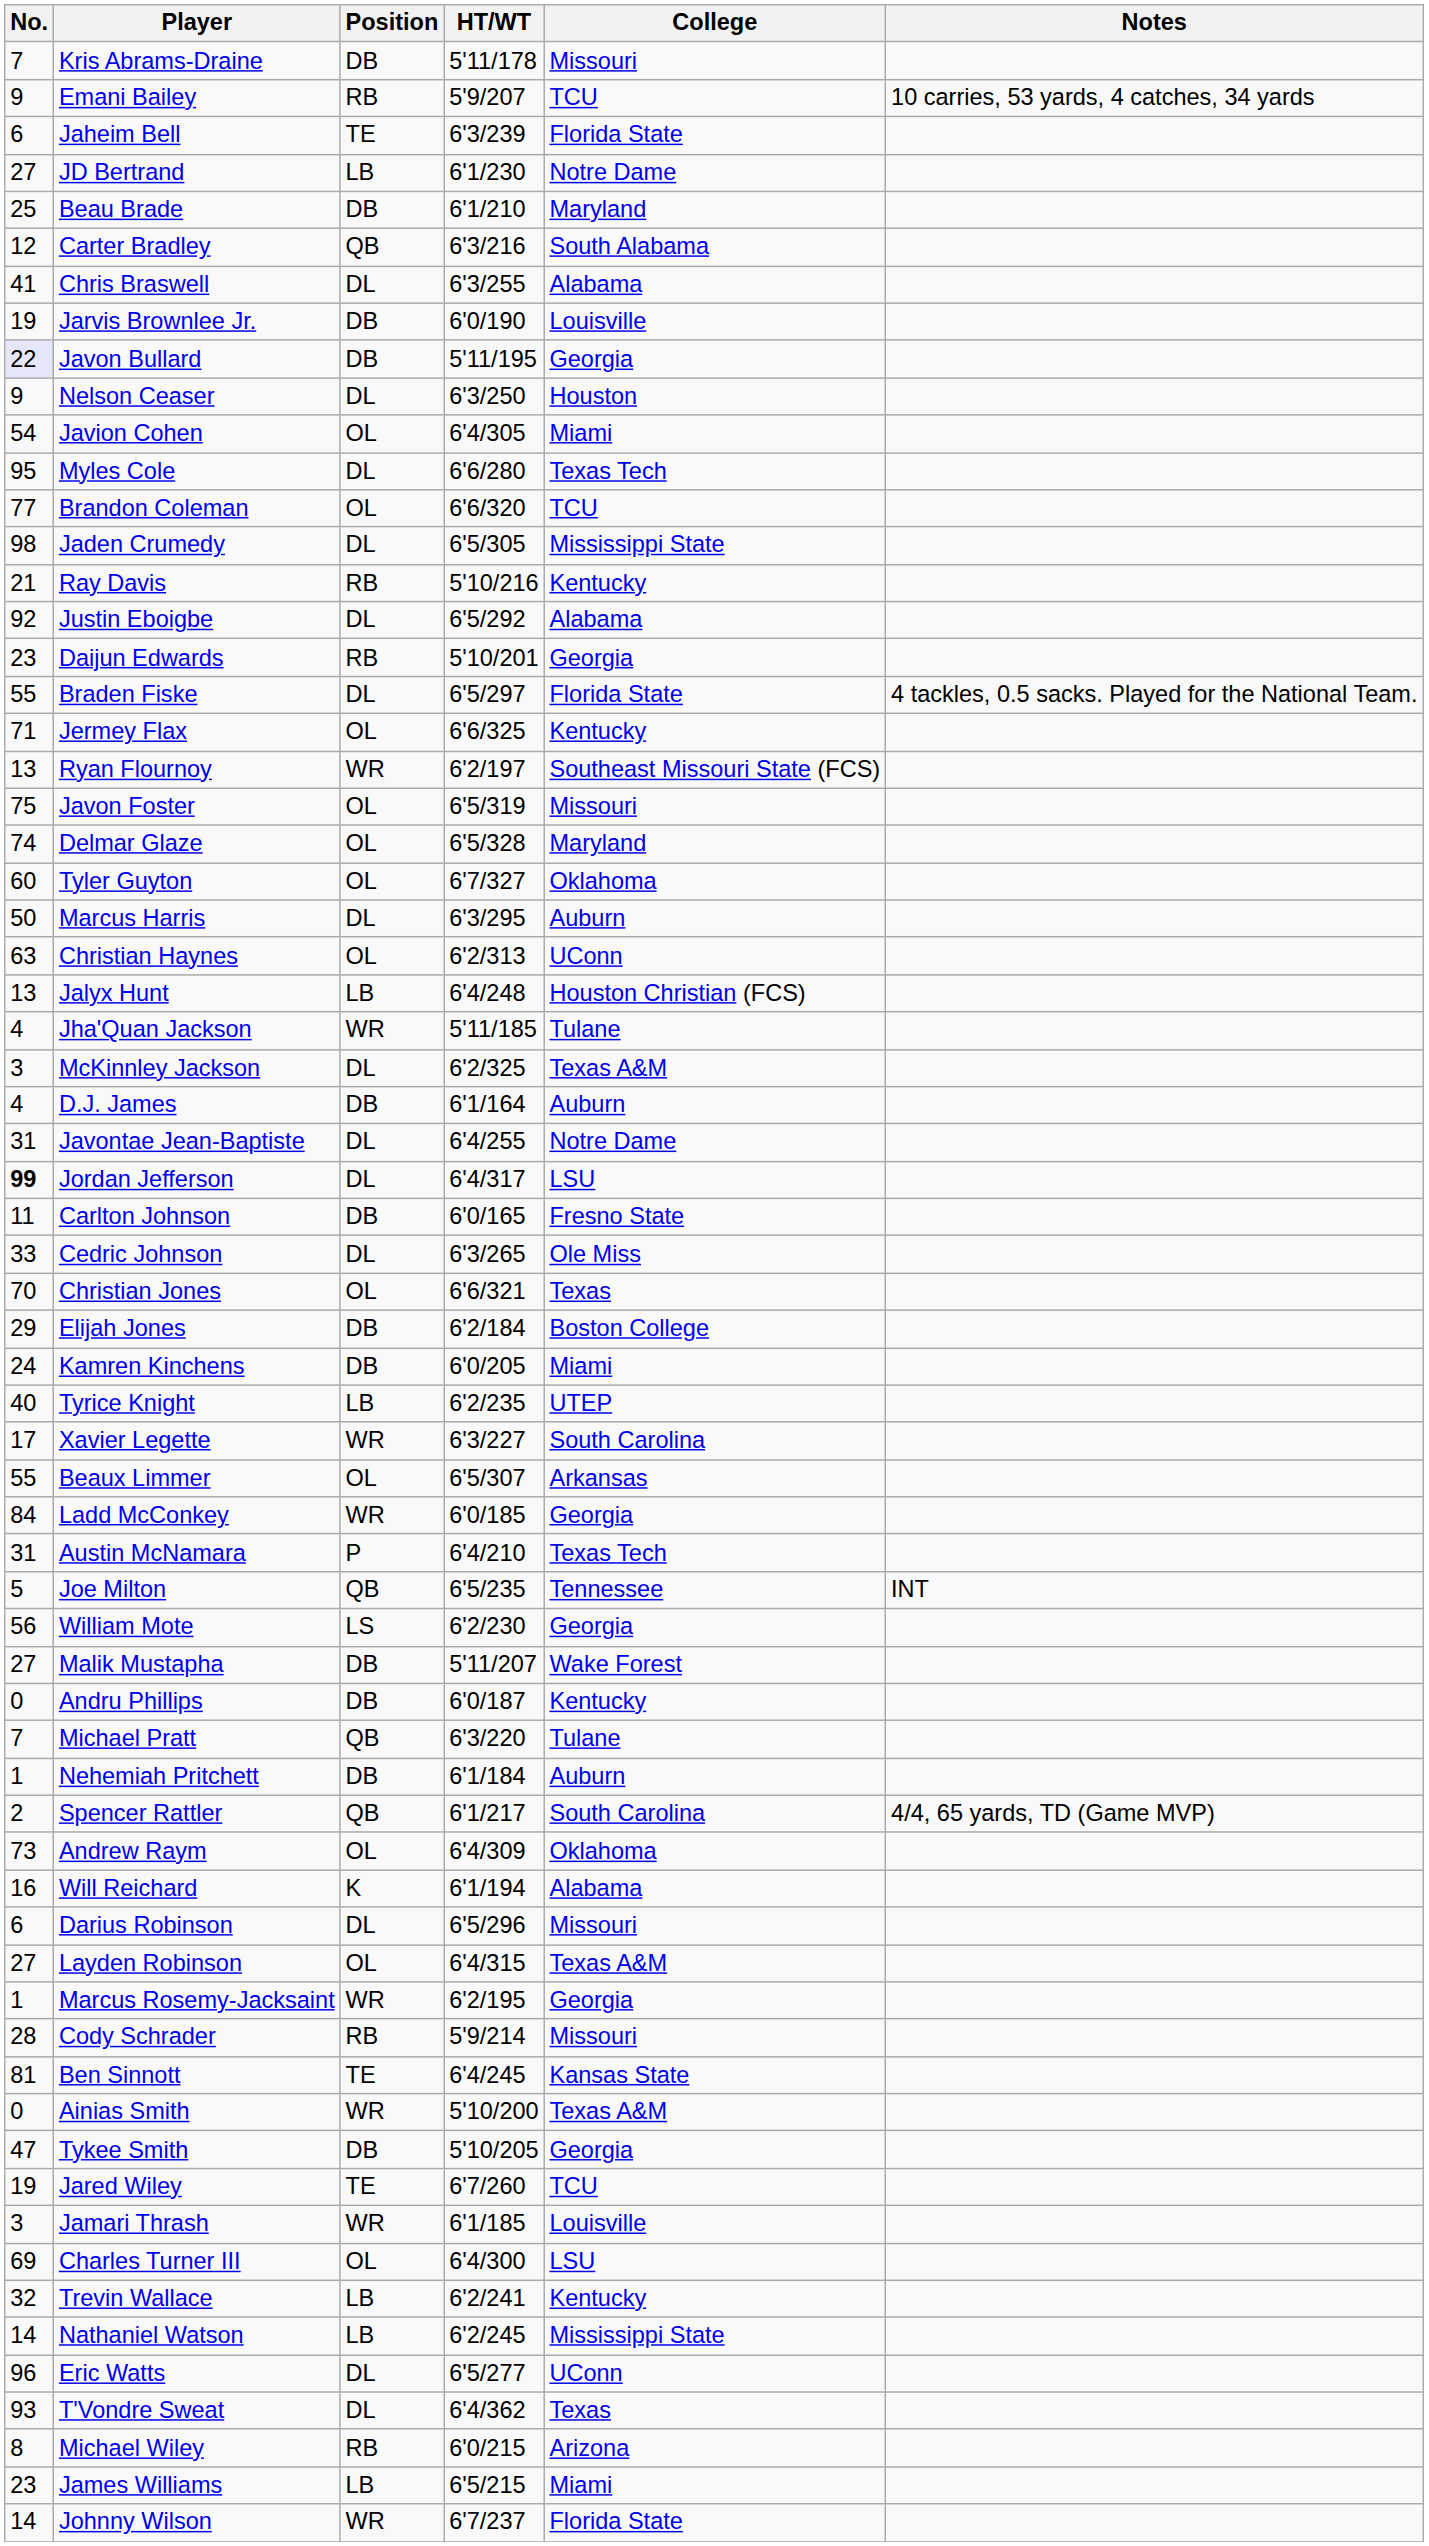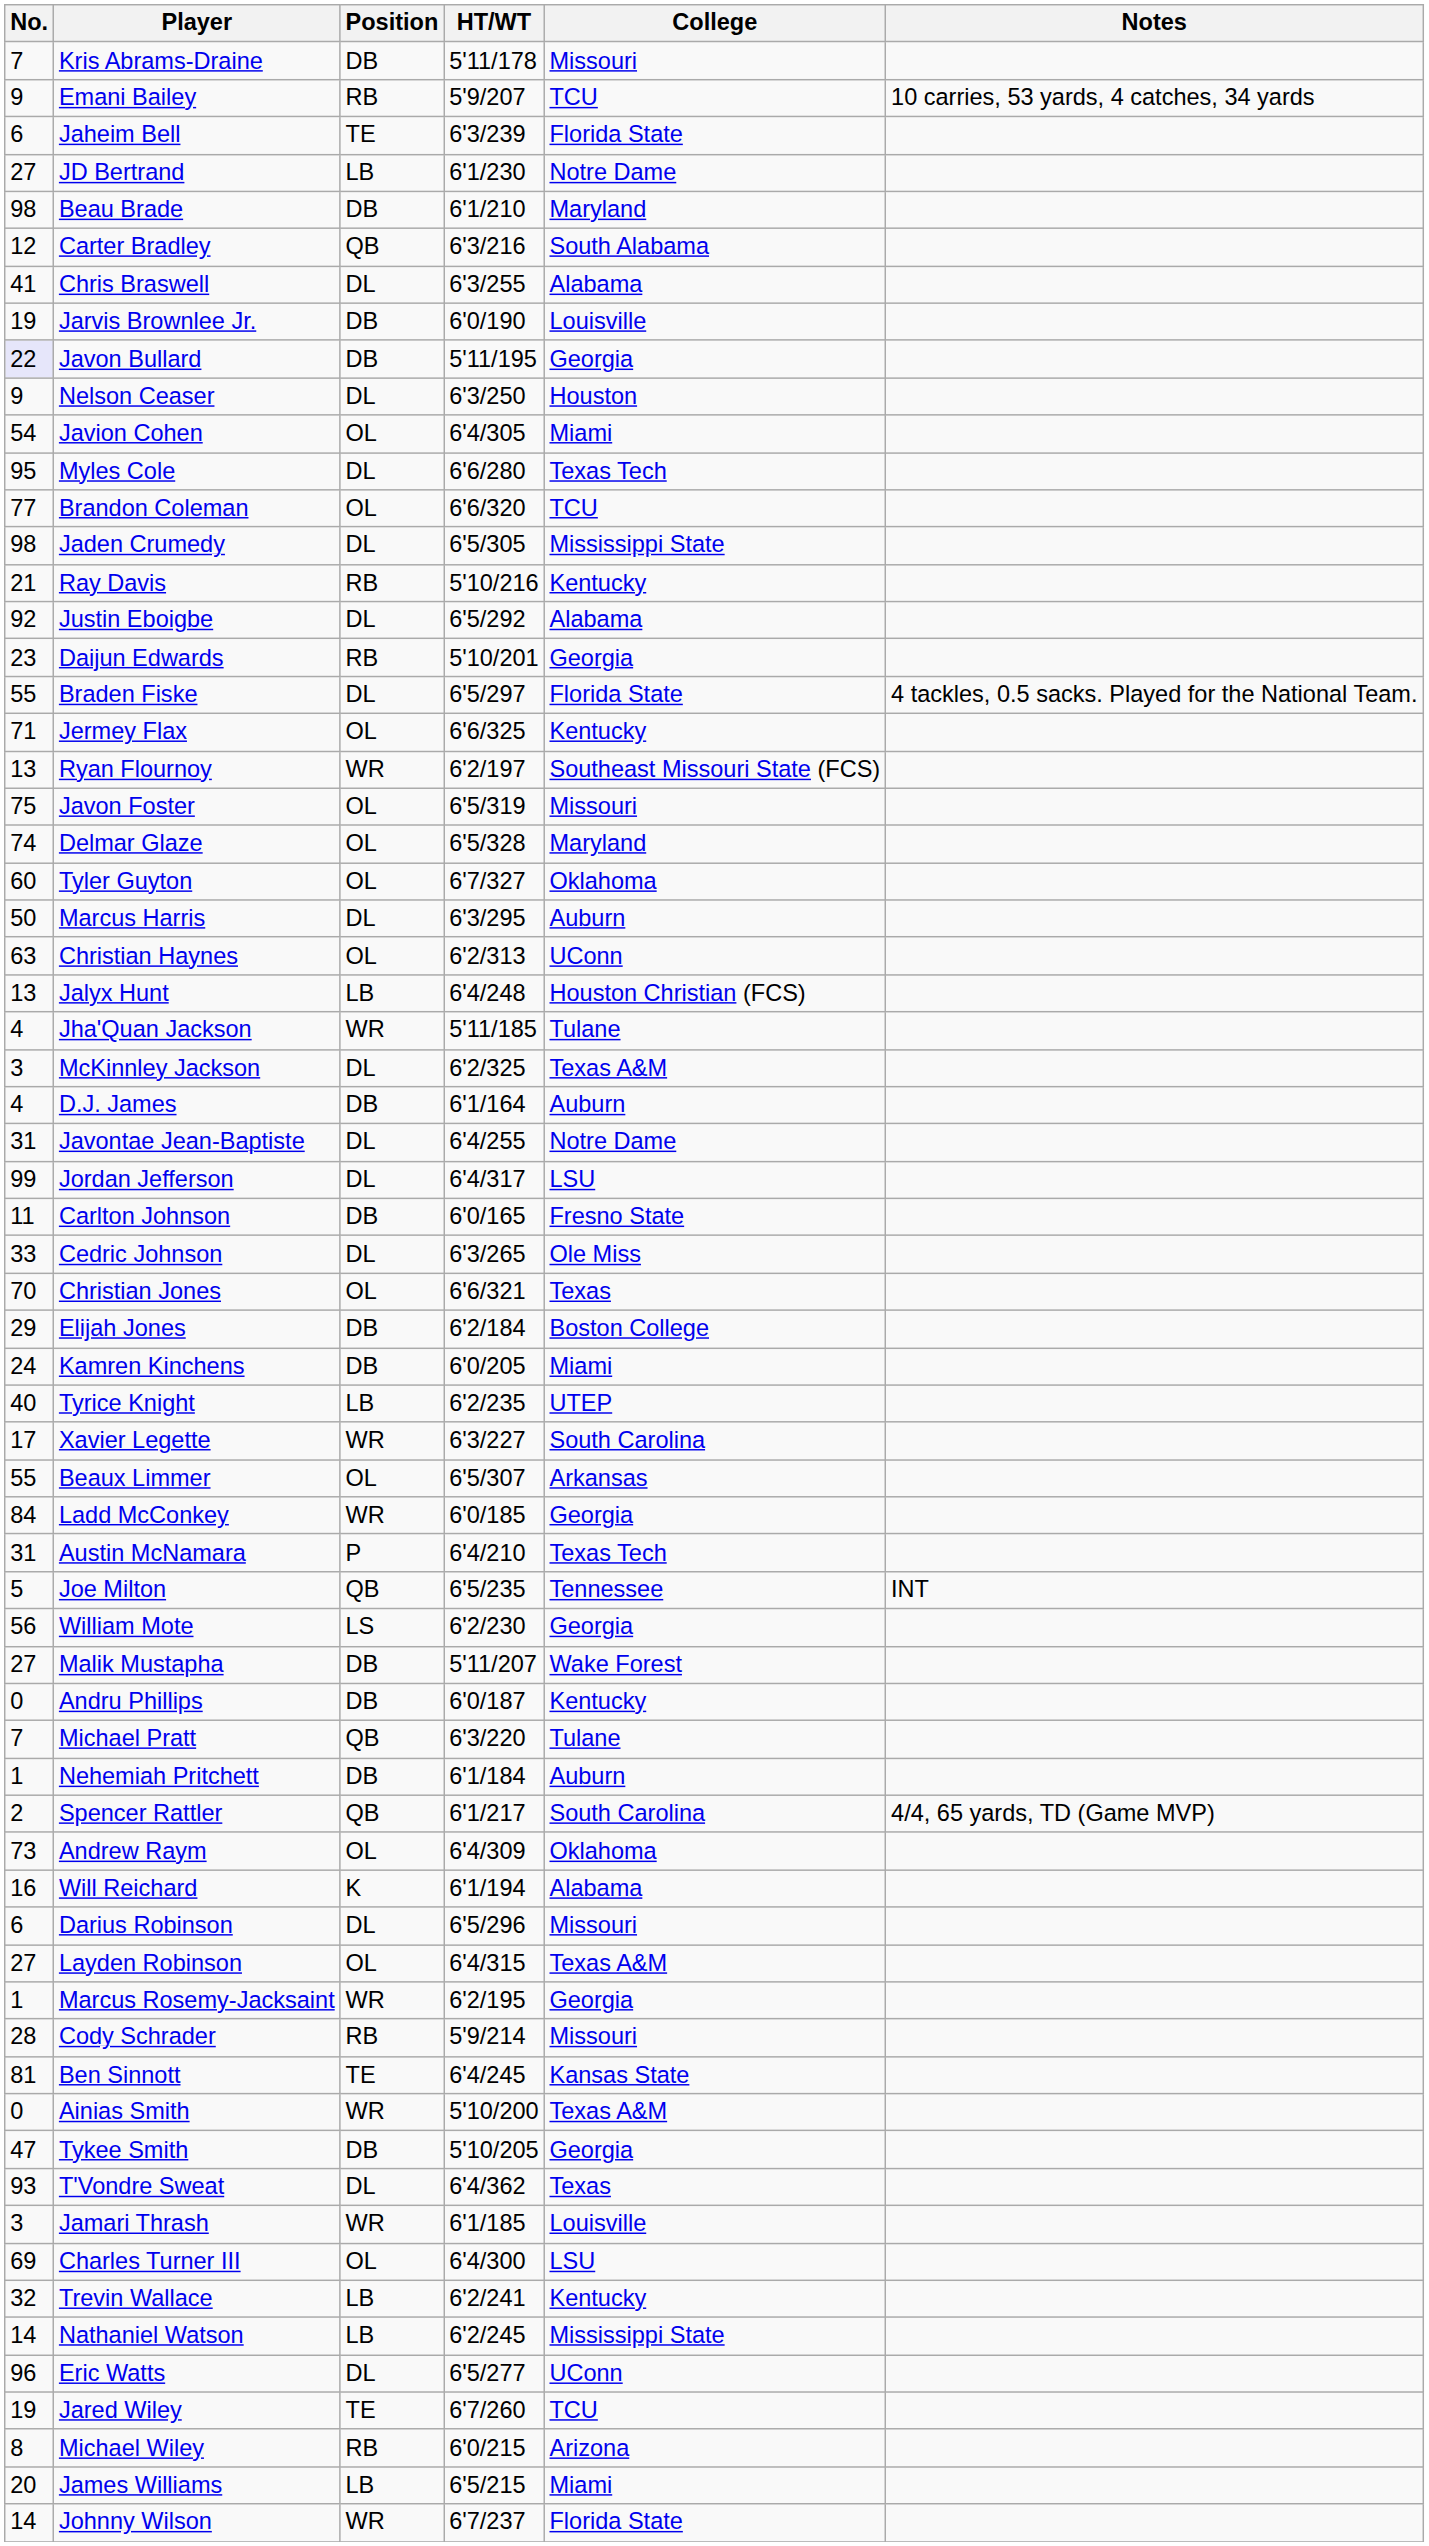(23, 209) 25 -> (23, 209) 98
(23, 1179) bold -> (23, 1179) normal
rows swapped: (142, 2410) <-> (120, 2186)
(23, 2485) 23 -> (23, 2485) 20
